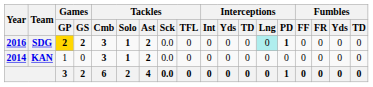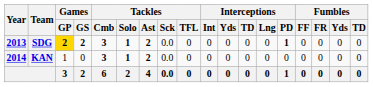(16, 43) 2016 -> (16, 43) 2013
(267, 43) paleturquoise background -> (267, 43) no background
